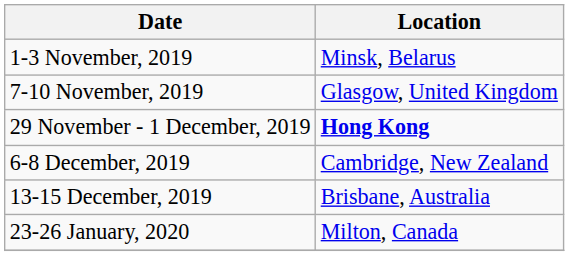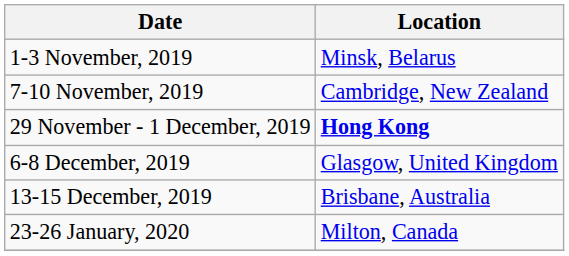(439, 92) Glasgow, United Kingdom -> (434, 92) Cambridge, New Zealand
(434, 162) Cambridge, New Zealand -> (439, 162) Glasgow, United Kingdom
